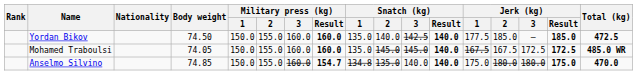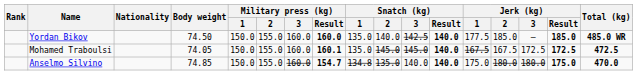(606, 37) 472.5 -> (606, 37) 485.0 WR
(329, 50) 160.0 -> (329, 50) 160.1
(606, 50) 485.0 WR -> (606, 50) 472.5
